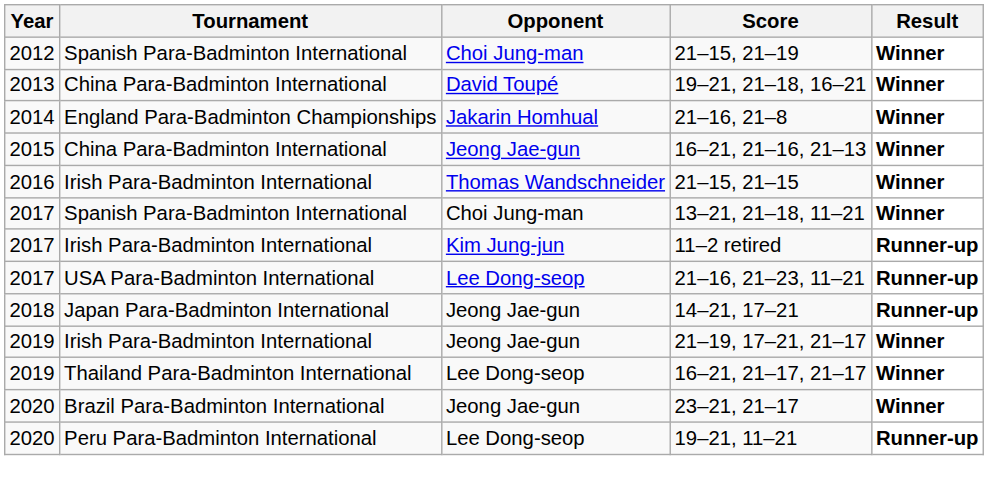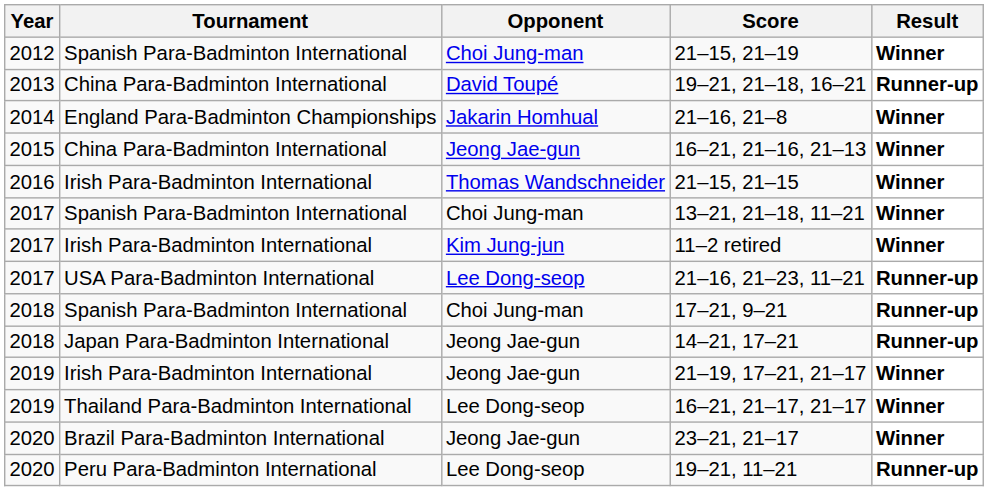(910, 85) Winner -> (927, 85) Runner-up
(927, 246) Runner-up -> (910, 246) Winner
+ row: (731, 310)
